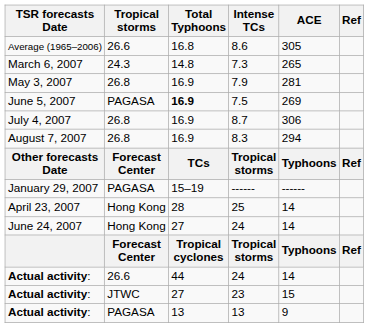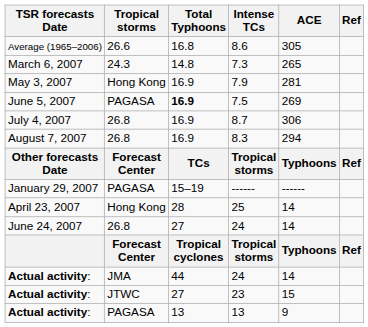(119, 83) 26.8 -> (137, 83) Hong Kong
(137, 225) Hong Kong -> (119, 225) 26.8
(119, 276) 26.6 -> (119, 276) JMA
